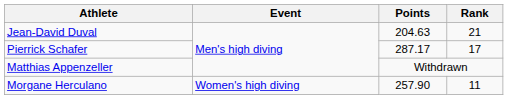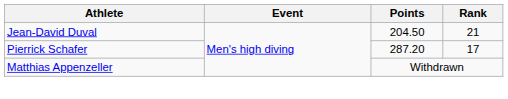(413, 32) 204.63 -> (407, 32) 204.50
(413, 50) 287.17 -> (407, 50) 287.20
- row: (57, 86)
